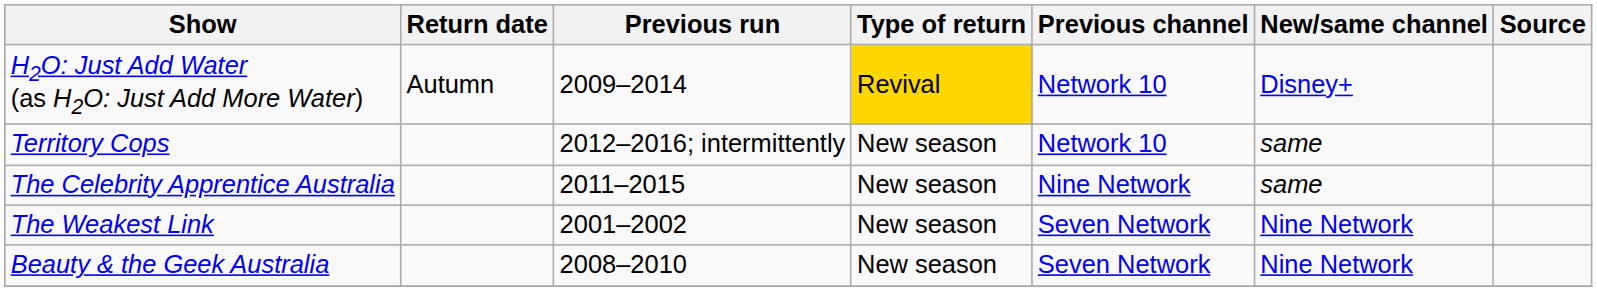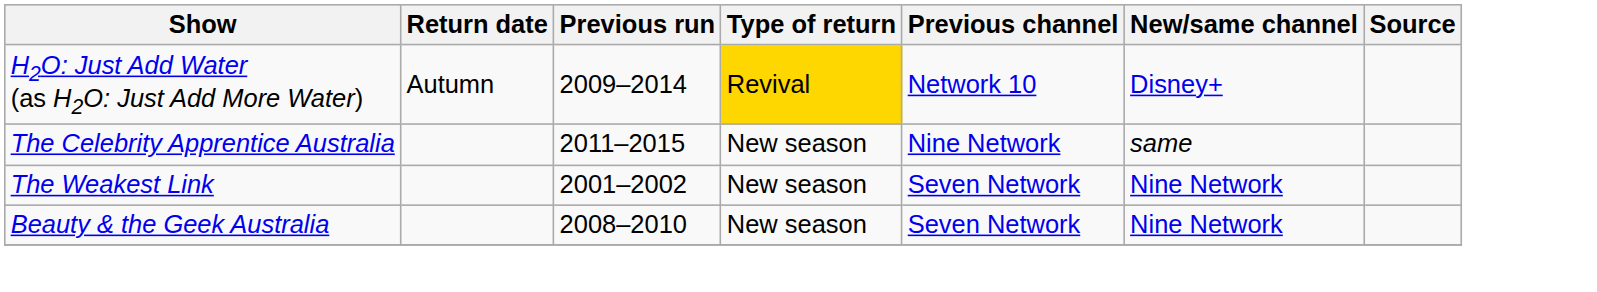- row: (90, 144)
